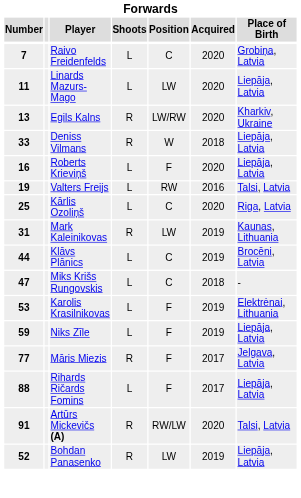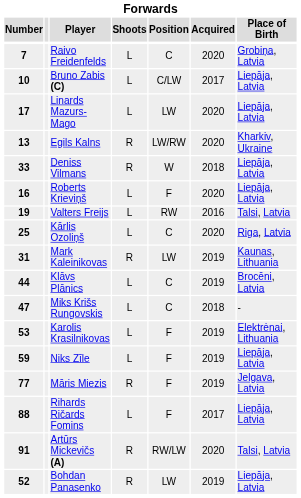+ row: (78, 81)
(24, 87) 11 -> (24, 112) 17
(213, 358) 2017 -> (213, 383) 2019
